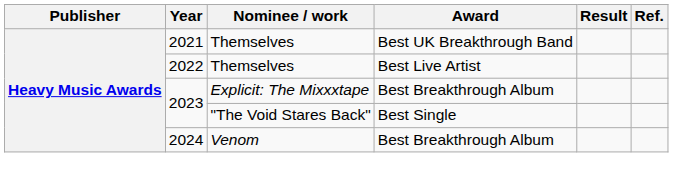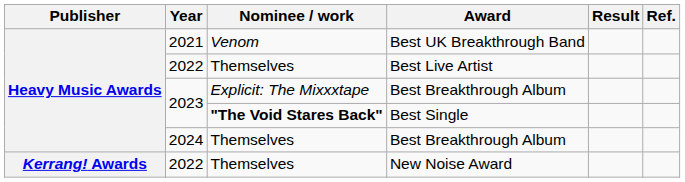(252, 41) Themselves -> (235, 41) Venom
(291, 115) normal -> (297, 115) bold
(235, 139) Venom -> (252, 139) Themselves
+ row: (186, 164)
